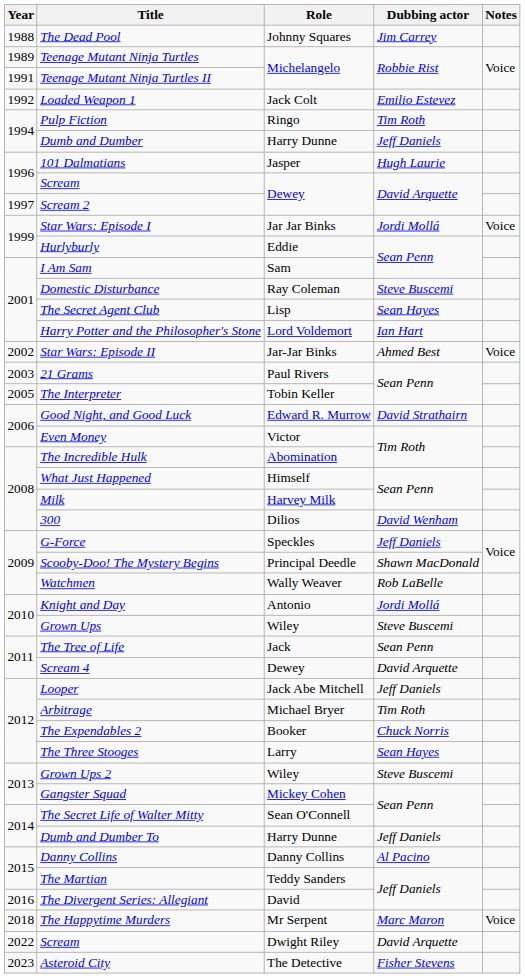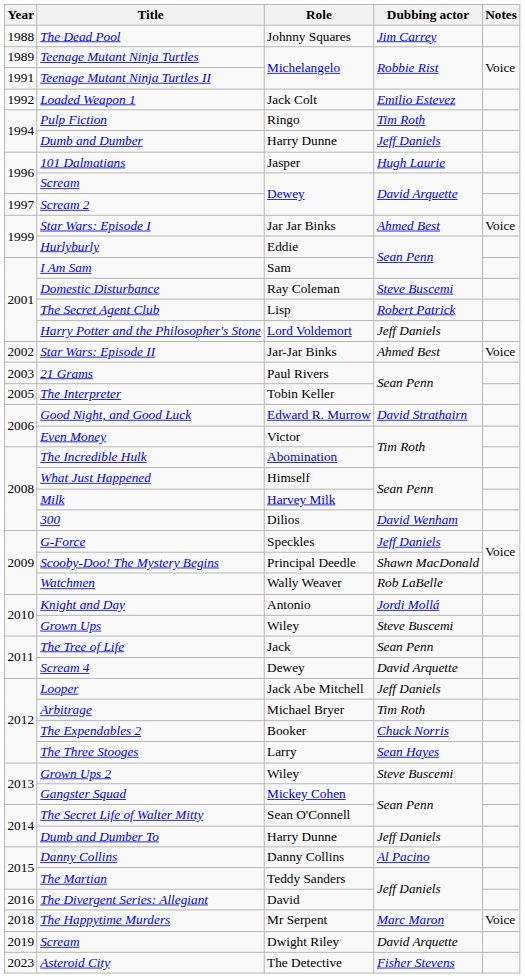(408, 225) Jordi Mollá -> (408, 225) Ahmed Best
(408, 309) Sean Hayes -> (416, 309) Robert Patrick
(400, 330) Ian Hart -> (409, 330) Jeff Daniels
(21, 941) 2022 -> (21, 941) 2019
